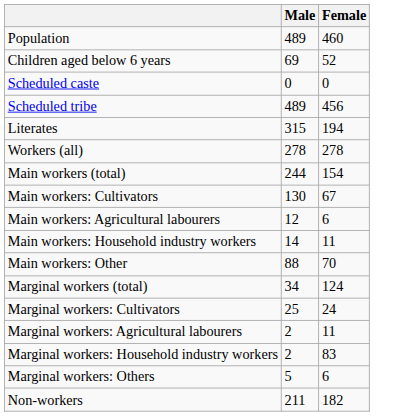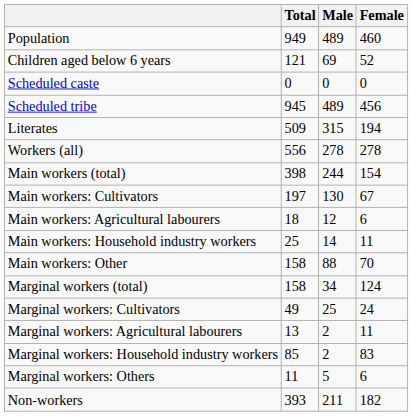+ column: (300, 15)
